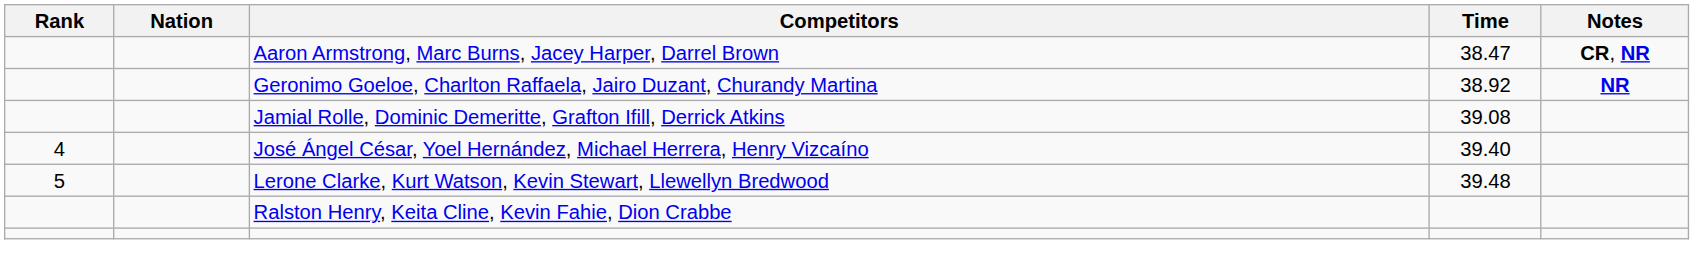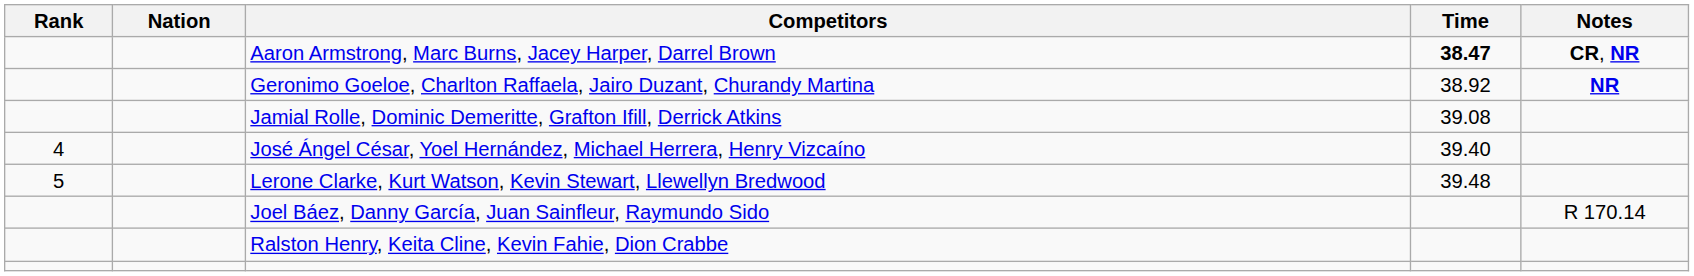(1486, 53) normal -> (1465, 53) bold
+ row: (510, 213)
